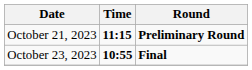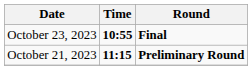rows swapped: (52, 34) <-> (52, 55)
